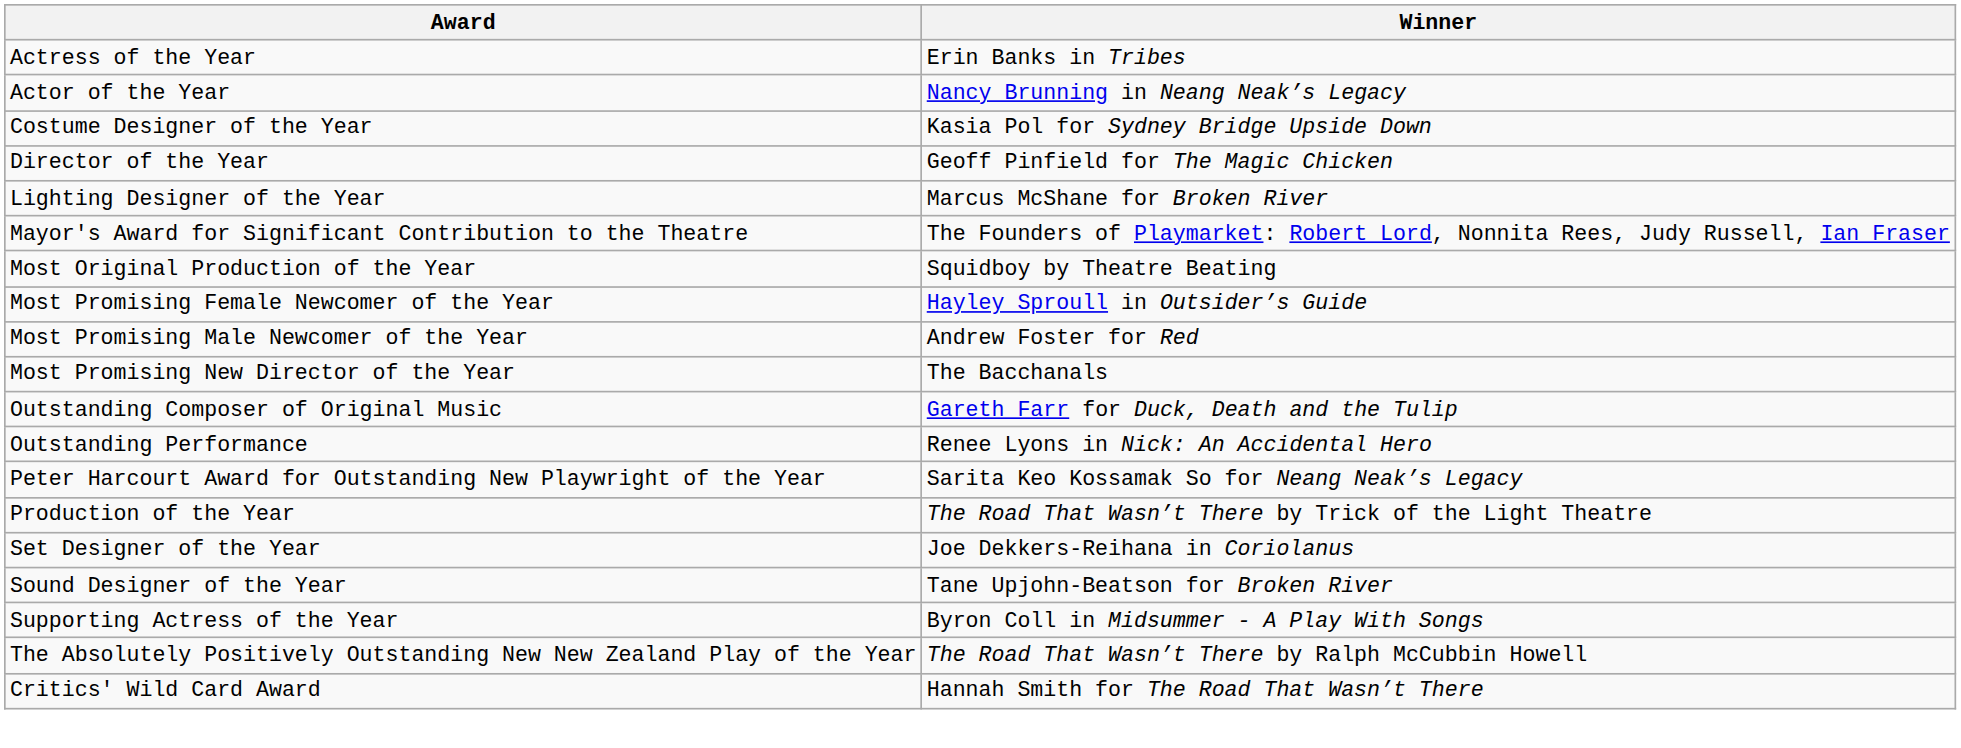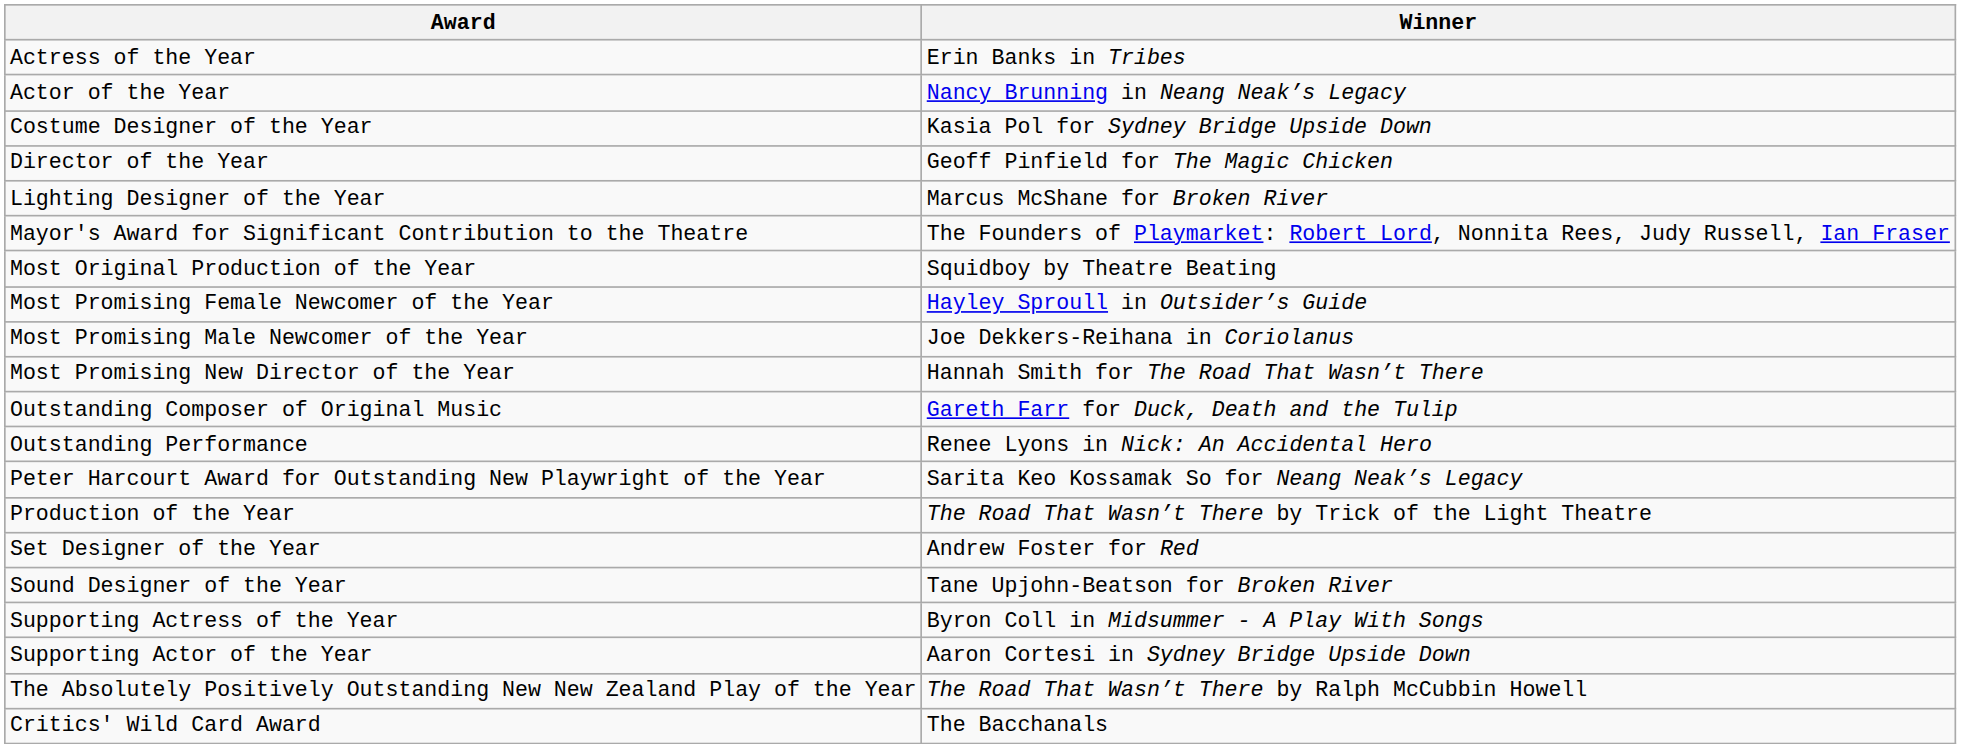(1063, 339) Andrew Foster for Red -> (1140, 339) Joe Dekkers-Reihana in Coriolanus
(1017, 374) The Bacchanals -> (1205, 374) Hannah Smith for The Road That Wasn’t There
(1140, 550) Joe Dekkers-Reihana in Coriolanus -> (1063, 550) Andrew Foster for Red
+ row: (191, 655)
(1205, 691) Hannah Smith for The Road That Wasn’t There -> (1017, 726) The Bacchanals
